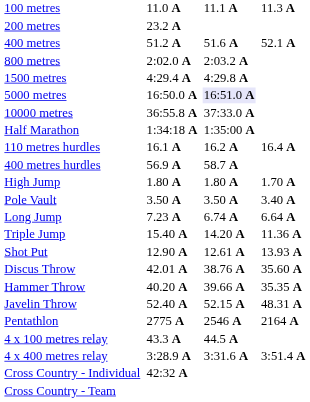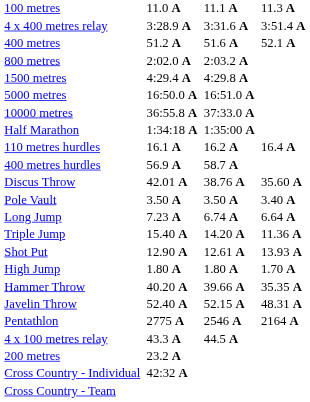rows swapped: (32, 25) <-> (56, 356)
(229, 95) lavender background -> (229, 95) no background
rows swapped: (32, 182) <-> (40, 269)
